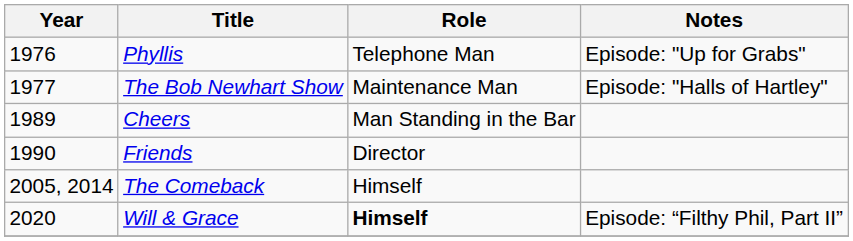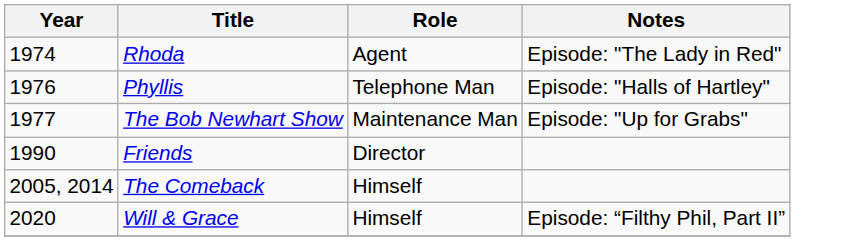+ row: (154, 53)
(695, 53) Episode: "Up for Grabs" -> (649, 86) Episode: "Halls of Hartley"
(706, 86) Episode: "Halls of Hartley" -> (638, 119) Episode: "Up for Grabs"
- row: (157, 119)
(390, 218) bold -> (387, 218) normal
